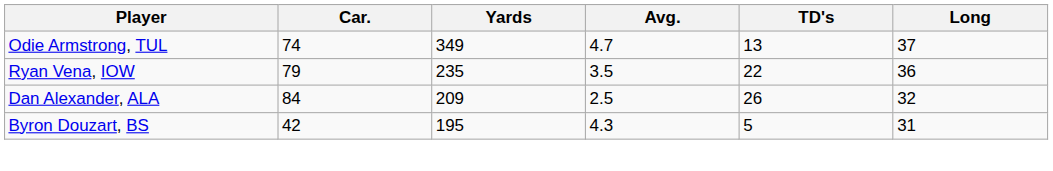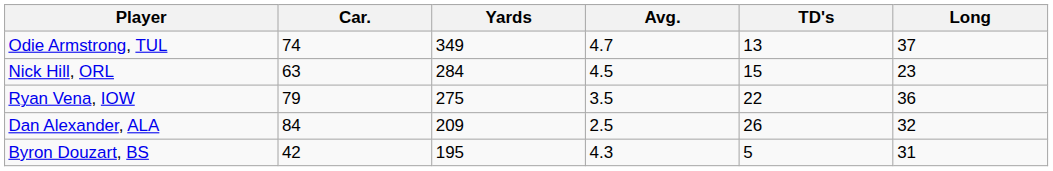+ row: (61, 71)
(450, 71) 235 -> (450, 98) 275
